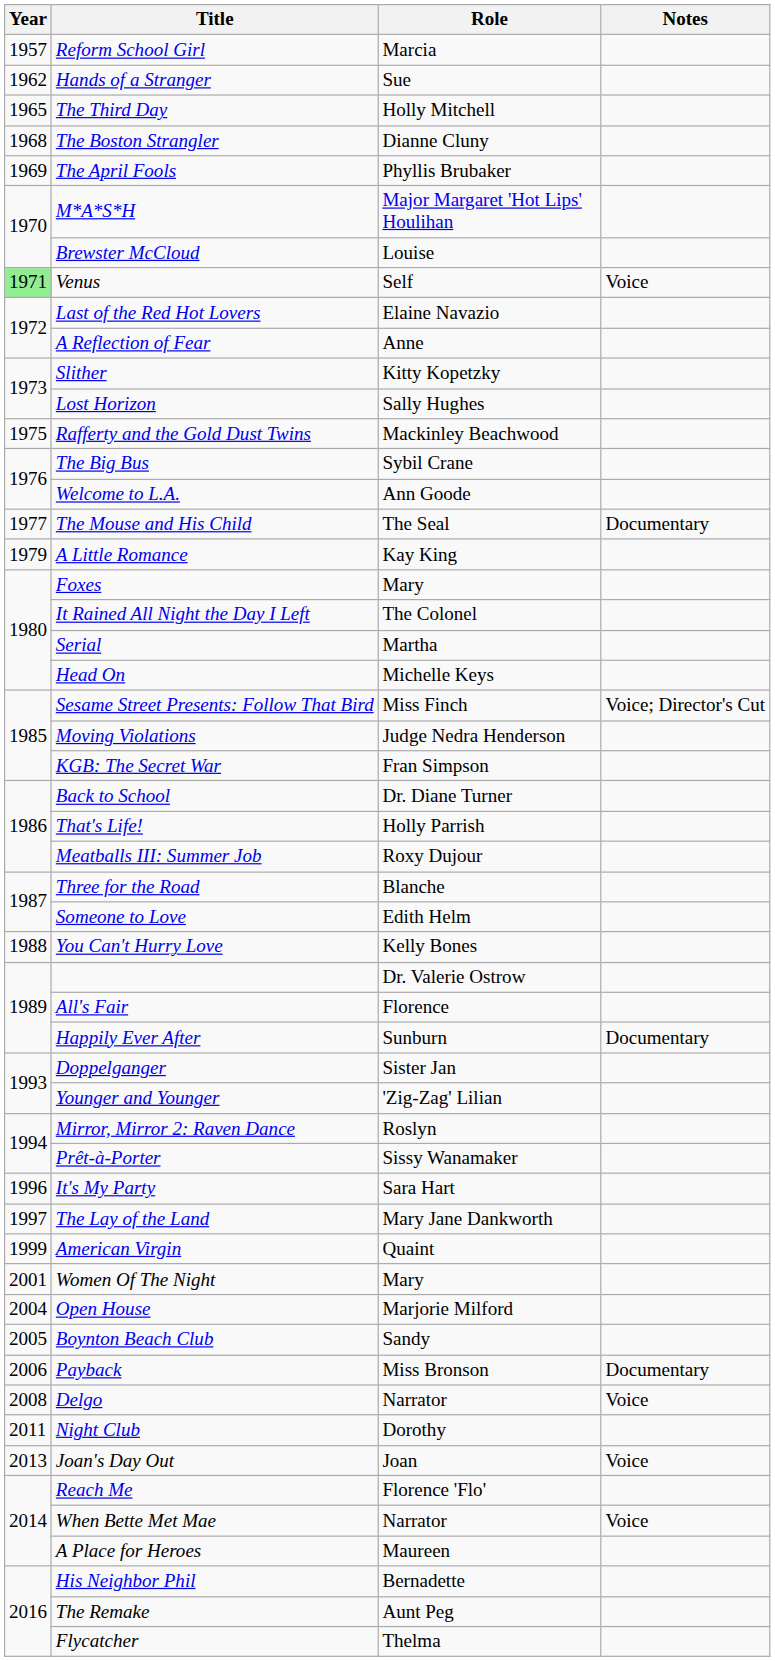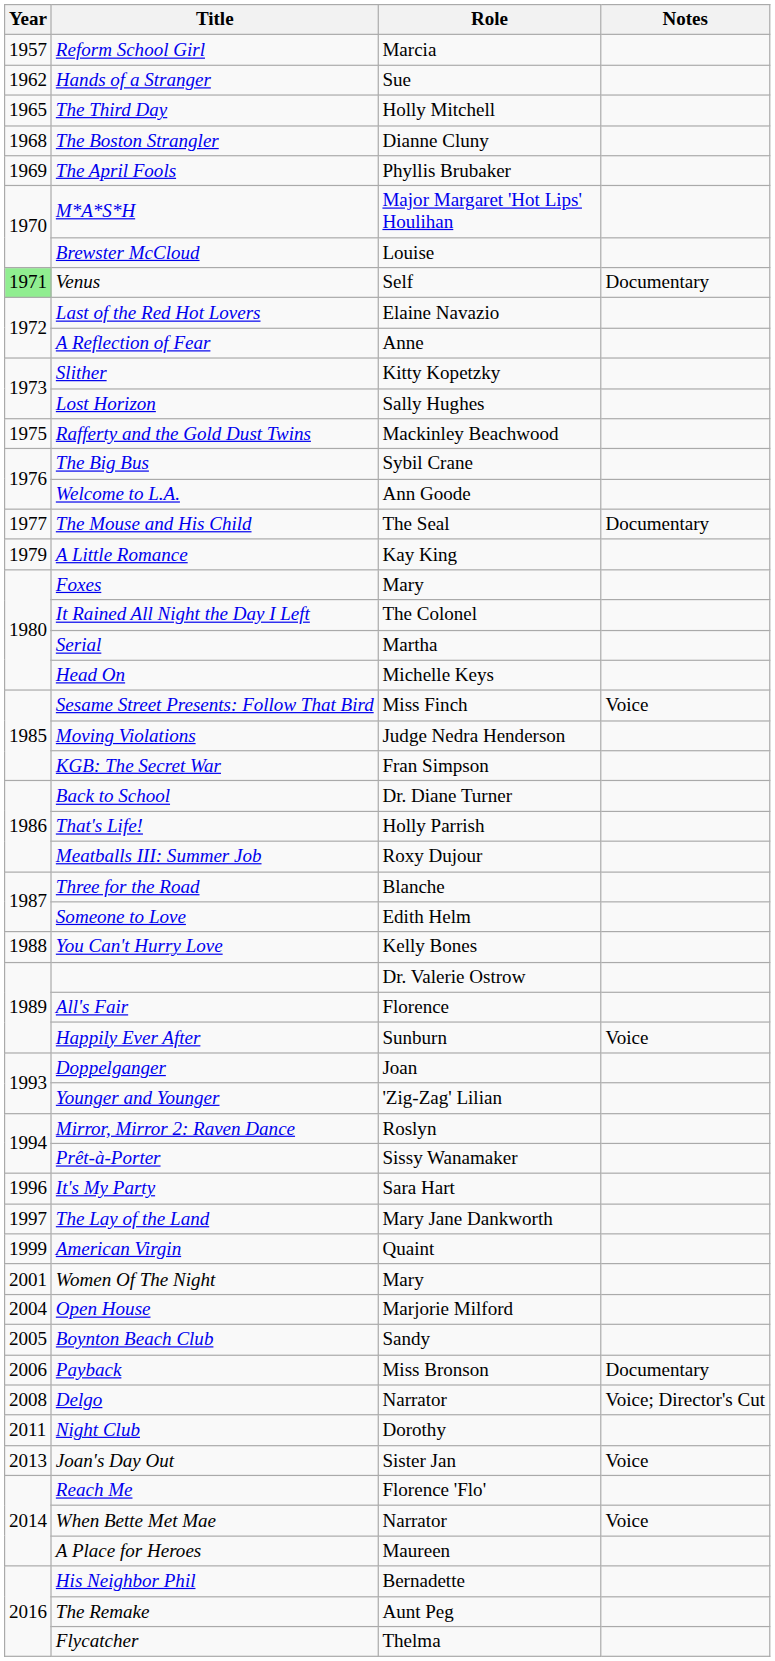(627, 282) Voice -> (657, 282) Documentary
(685, 705) Voice; Director's Cut -> (627, 705) Voice
(657, 1037) Documentary -> (627, 1037) Voice
(419, 1067) Sister Jan -> (400, 1067) Joan
(627, 1399) Voice -> (685, 1399) Voice; Director's Cut
(400, 1460) Joan -> (419, 1460) Sister Jan
